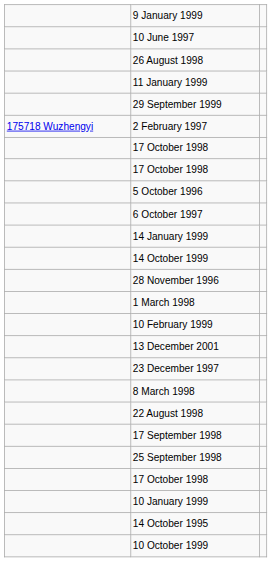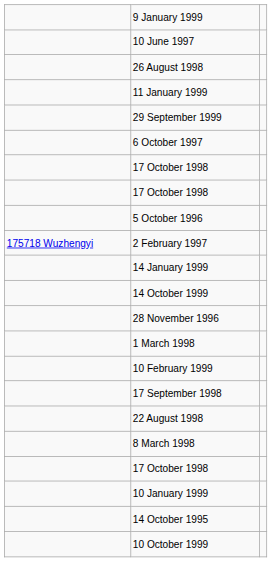rows swapped: (67, 214) <-> (50, 126)
- row: (67, 347)
- row: (67, 369)
rows swapped: (67, 391) <-> (67, 435)
- row: (67, 457)
